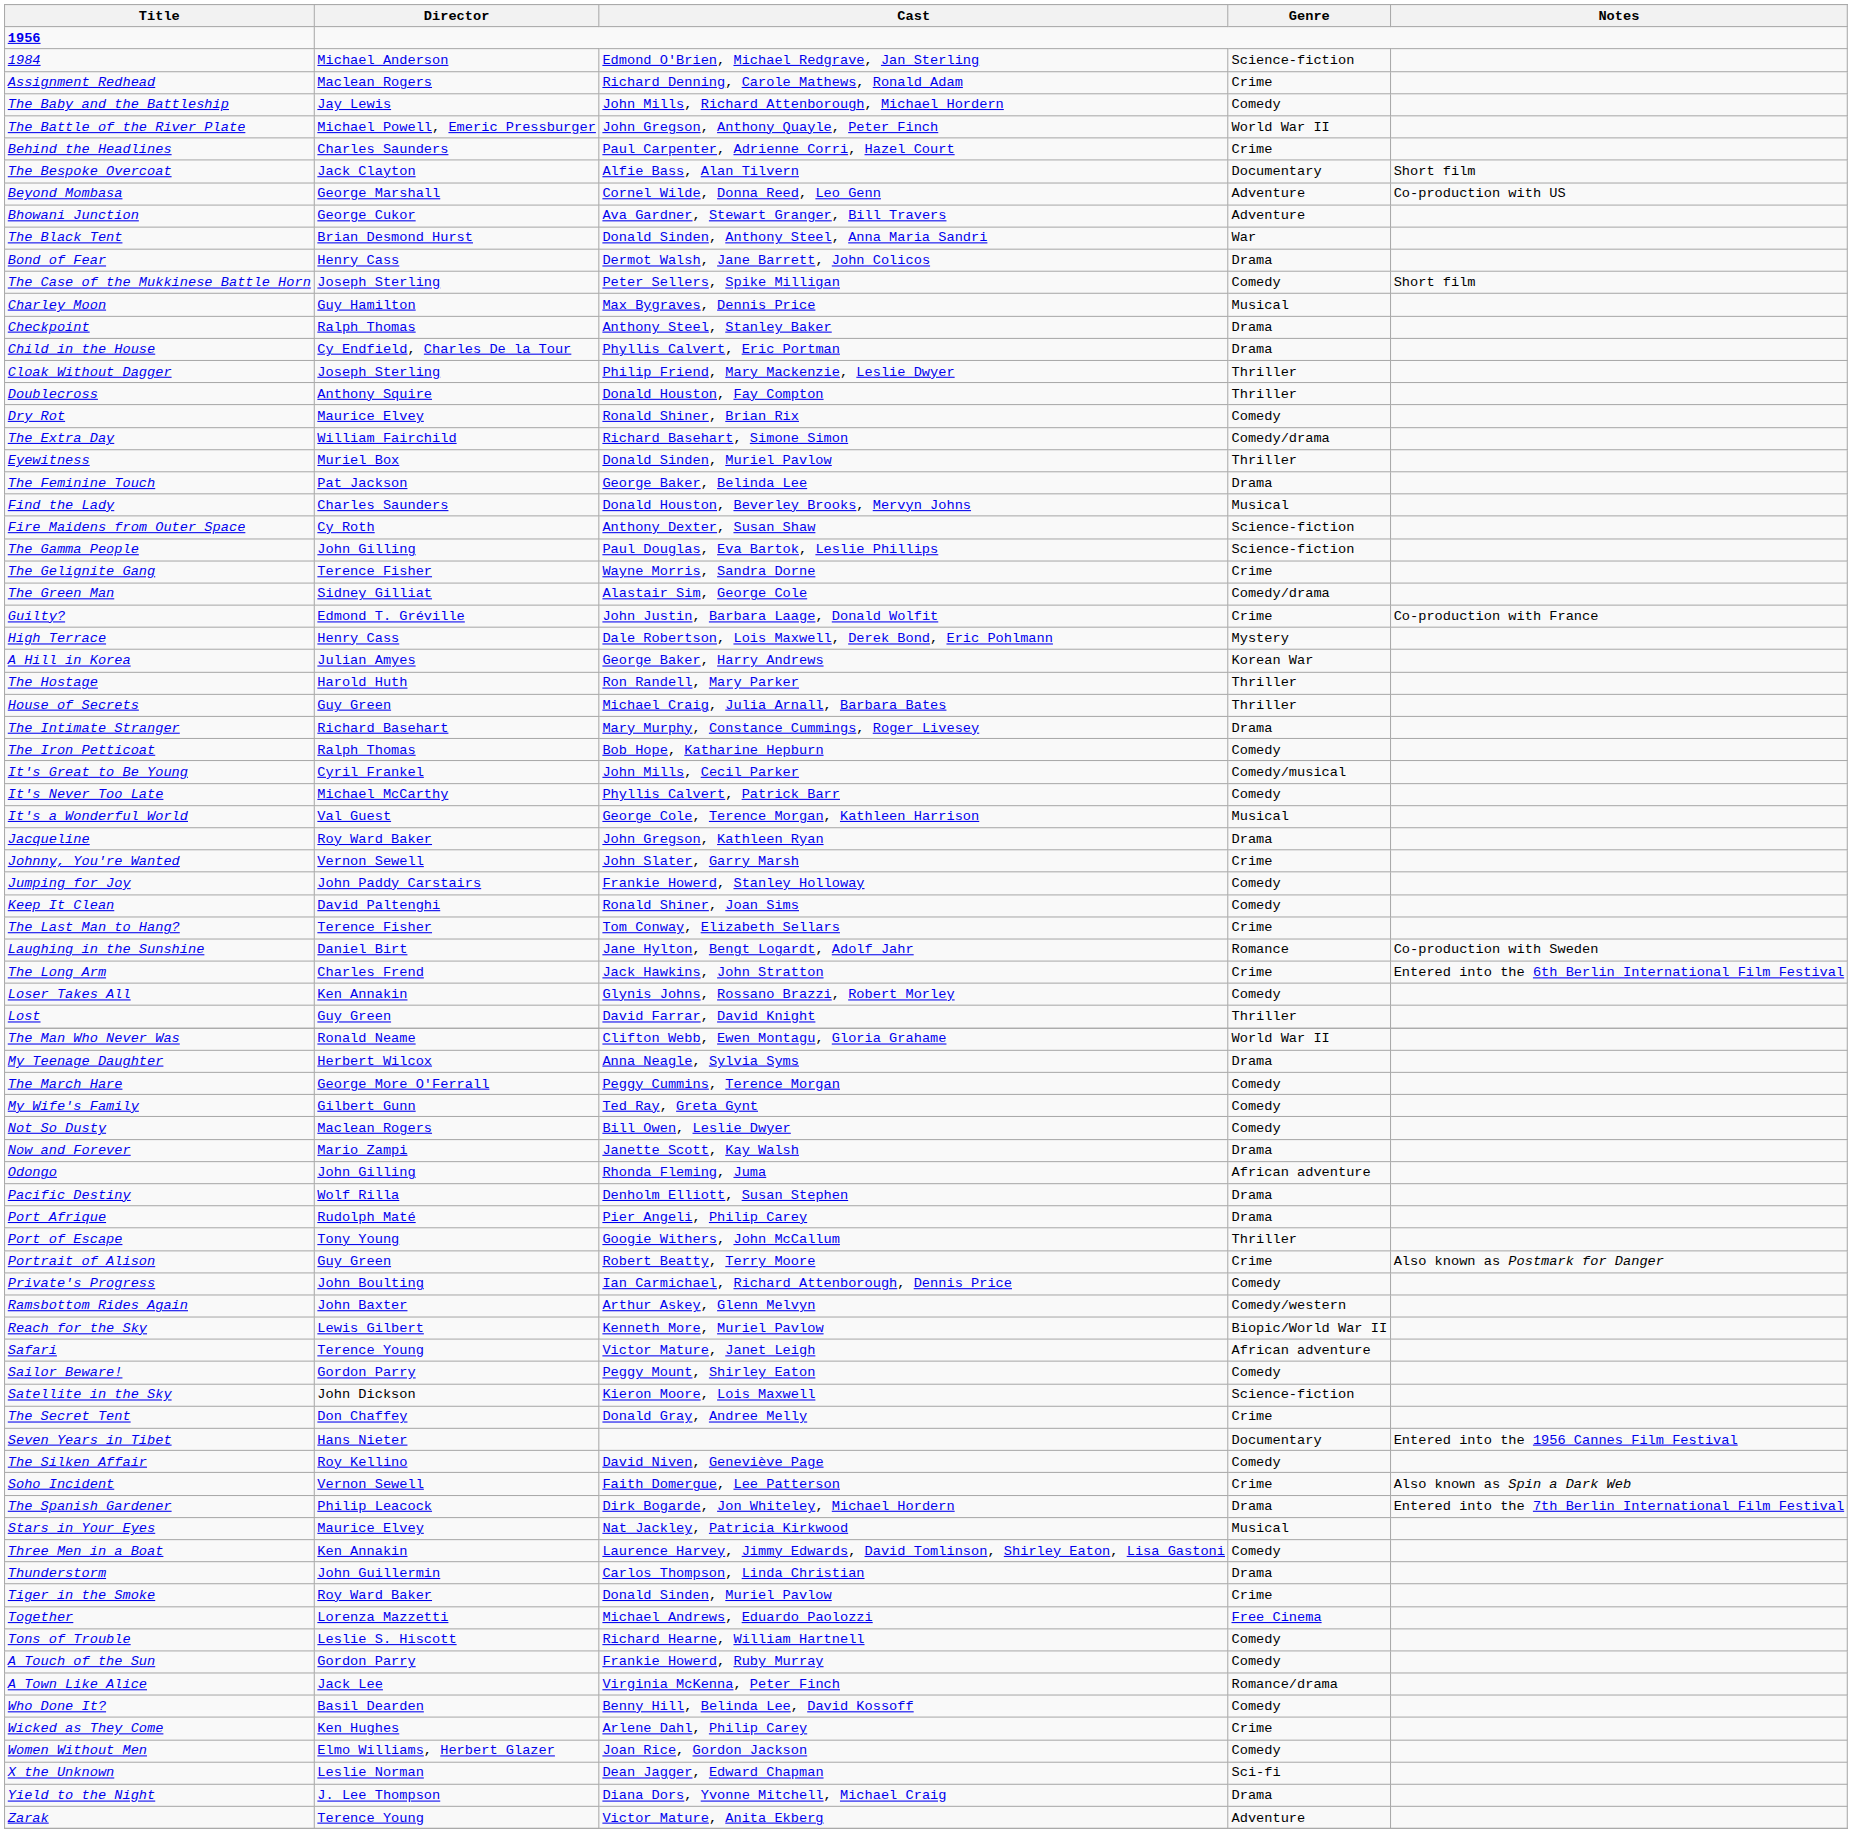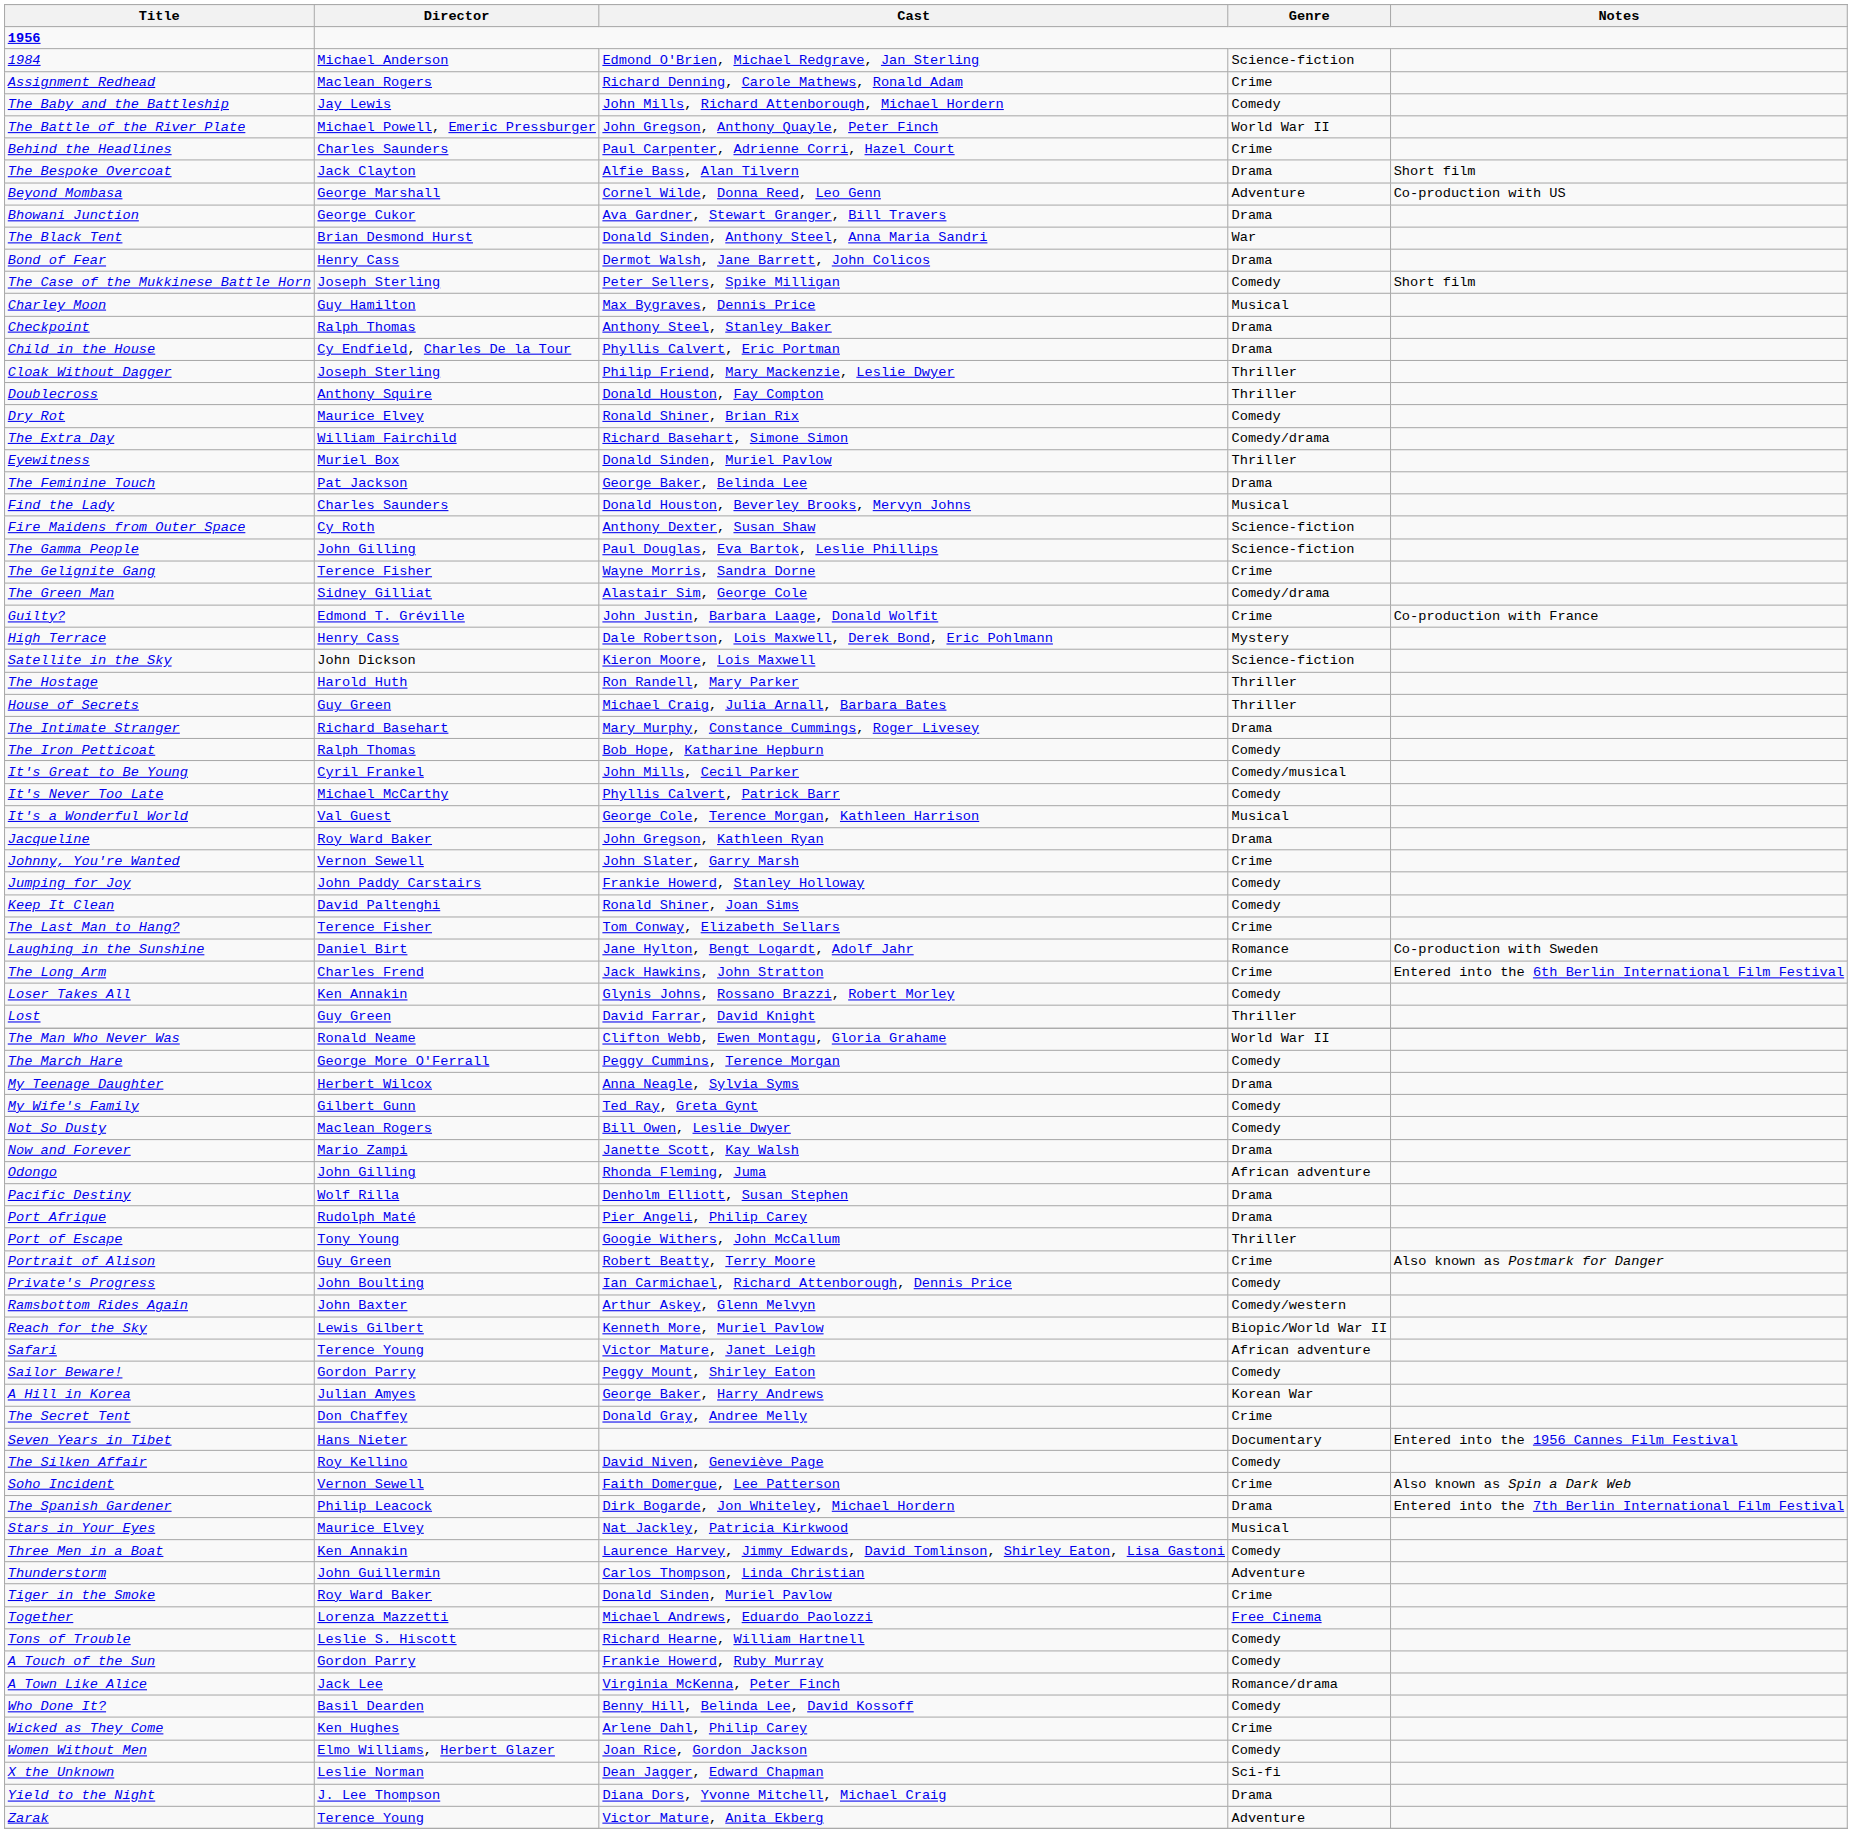(1277, 171) Documentary -> (1252, 171) Drama
(1268, 216) Adventure -> (1252, 216) Drama
rows swapped: (69, 661) <-> (90, 1395)
rows swapped: (65, 1083) <-> (86, 1061)
(1252, 1573) Drama -> (1268, 1573) Adventure
